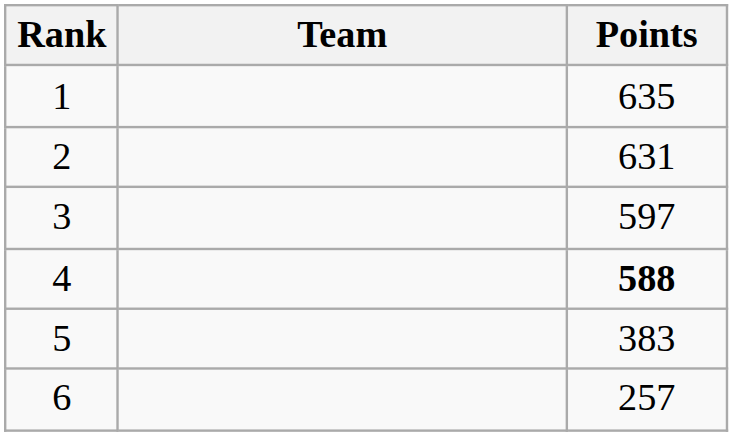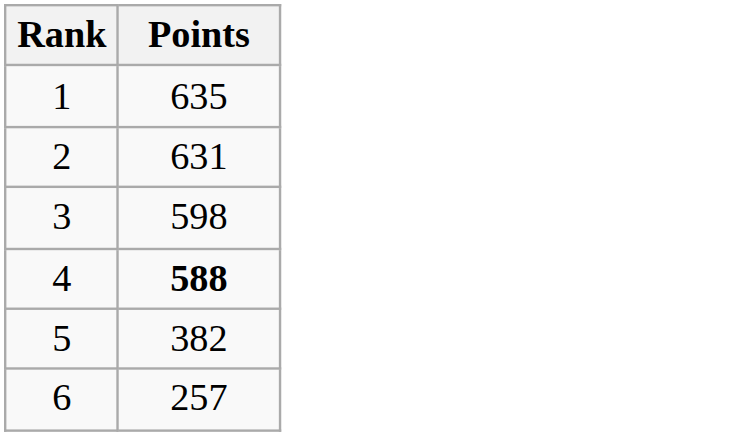- column: (342, 34)
(647, 216) 597 -> (199, 216) 598
(647, 338) 383 -> (199, 338) 382
